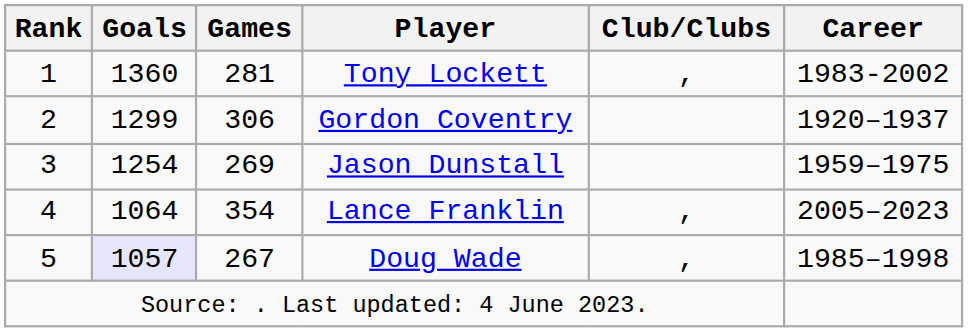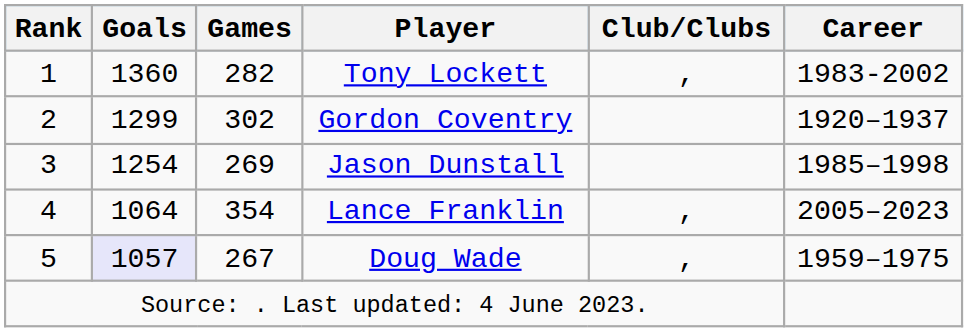(250, 74) 281 -> (250, 74) 282
(250, 120) 306 -> (250, 120) 302
(873, 166) 1959–1975 -> (873, 166) 1985–1998
(873, 258) 1985–1998 -> (873, 258) 1959–1975
